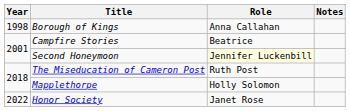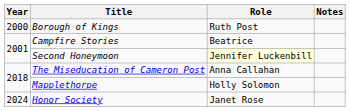(17, 26) 1998 -> (17, 26) 2000
(245, 26) Anna Callahan -> (234, 26) Ruth Post
(234, 70) Ruth Post -> (245, 70) Anna Callahan
(17, 99) 2022 -> (17, 99) 2024
